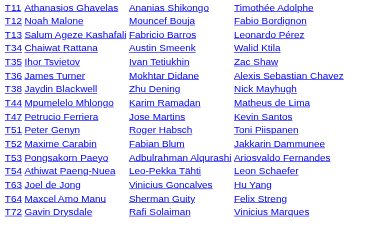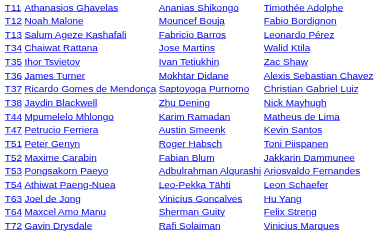(162, 48) Austin Smeenk -> (187, 48) Jose Martins
+ row: (90, 89)
(157, 116) Jose Martins -> (192, 130) Austin Smeenk
